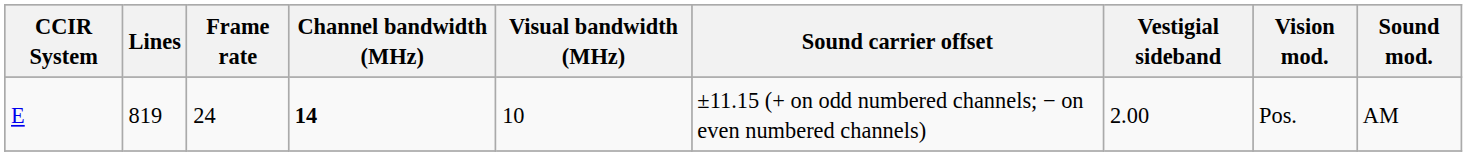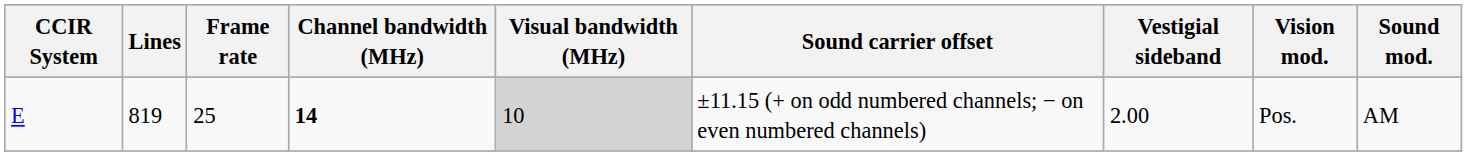(204, 115) 24 -> (204, 115) 25
(513, 115) no background -> (513, 115) lightgrey background
